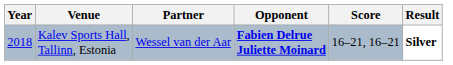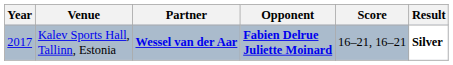(20, 42) 2018 -> (20, 42) 2017
(183, 42) normal -> (186, 42) bold
